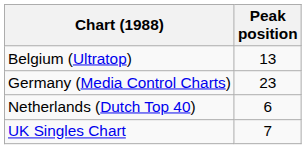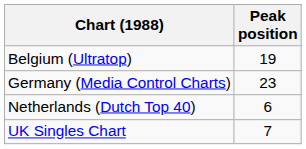(268, 58) 13 -> (268, 58) 19
